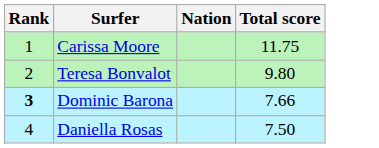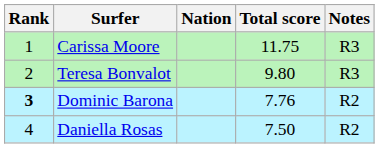+ column: (349, 18)
(280, 101) 7.66 -> (280, 101) 7.76
